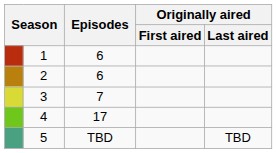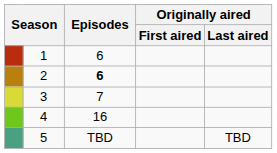(100, 76) normal -> (100, 76) bold
(100, 117) 17 -> (100, 117) 16
